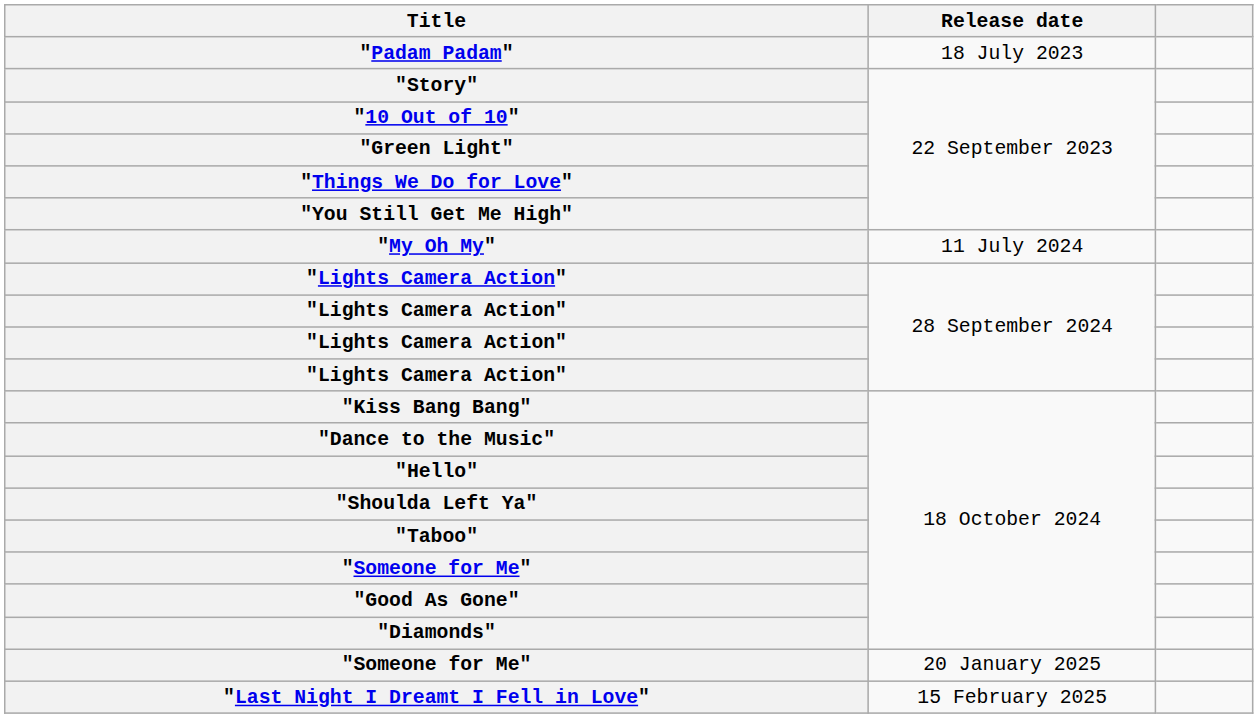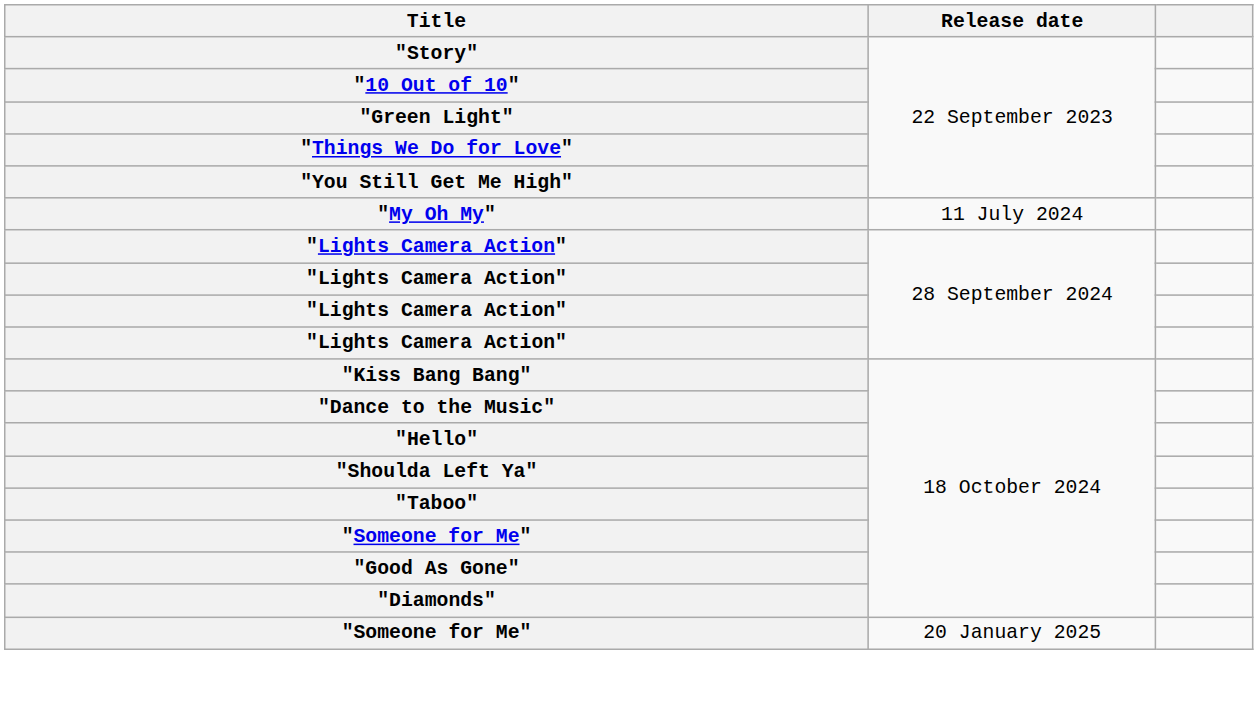- row: (437, 53)
- row: (437, 697)
